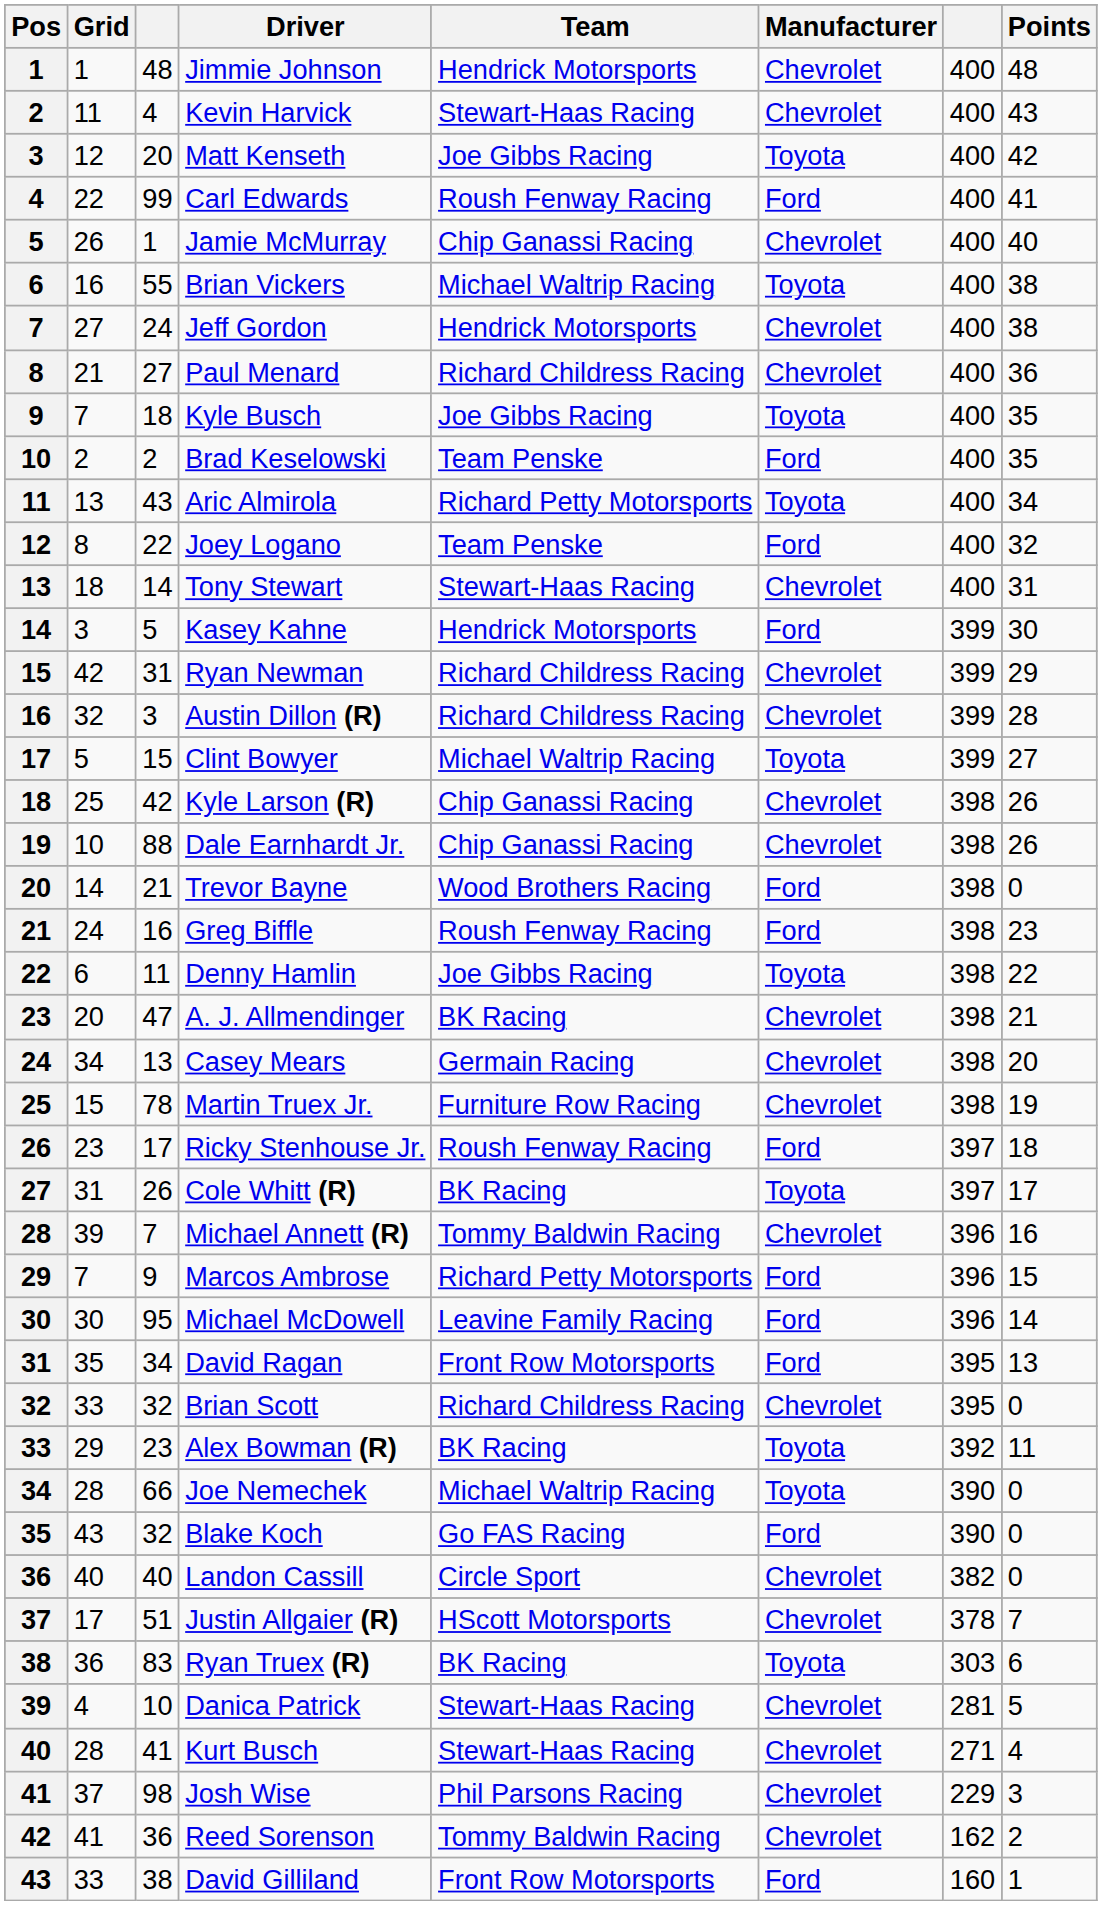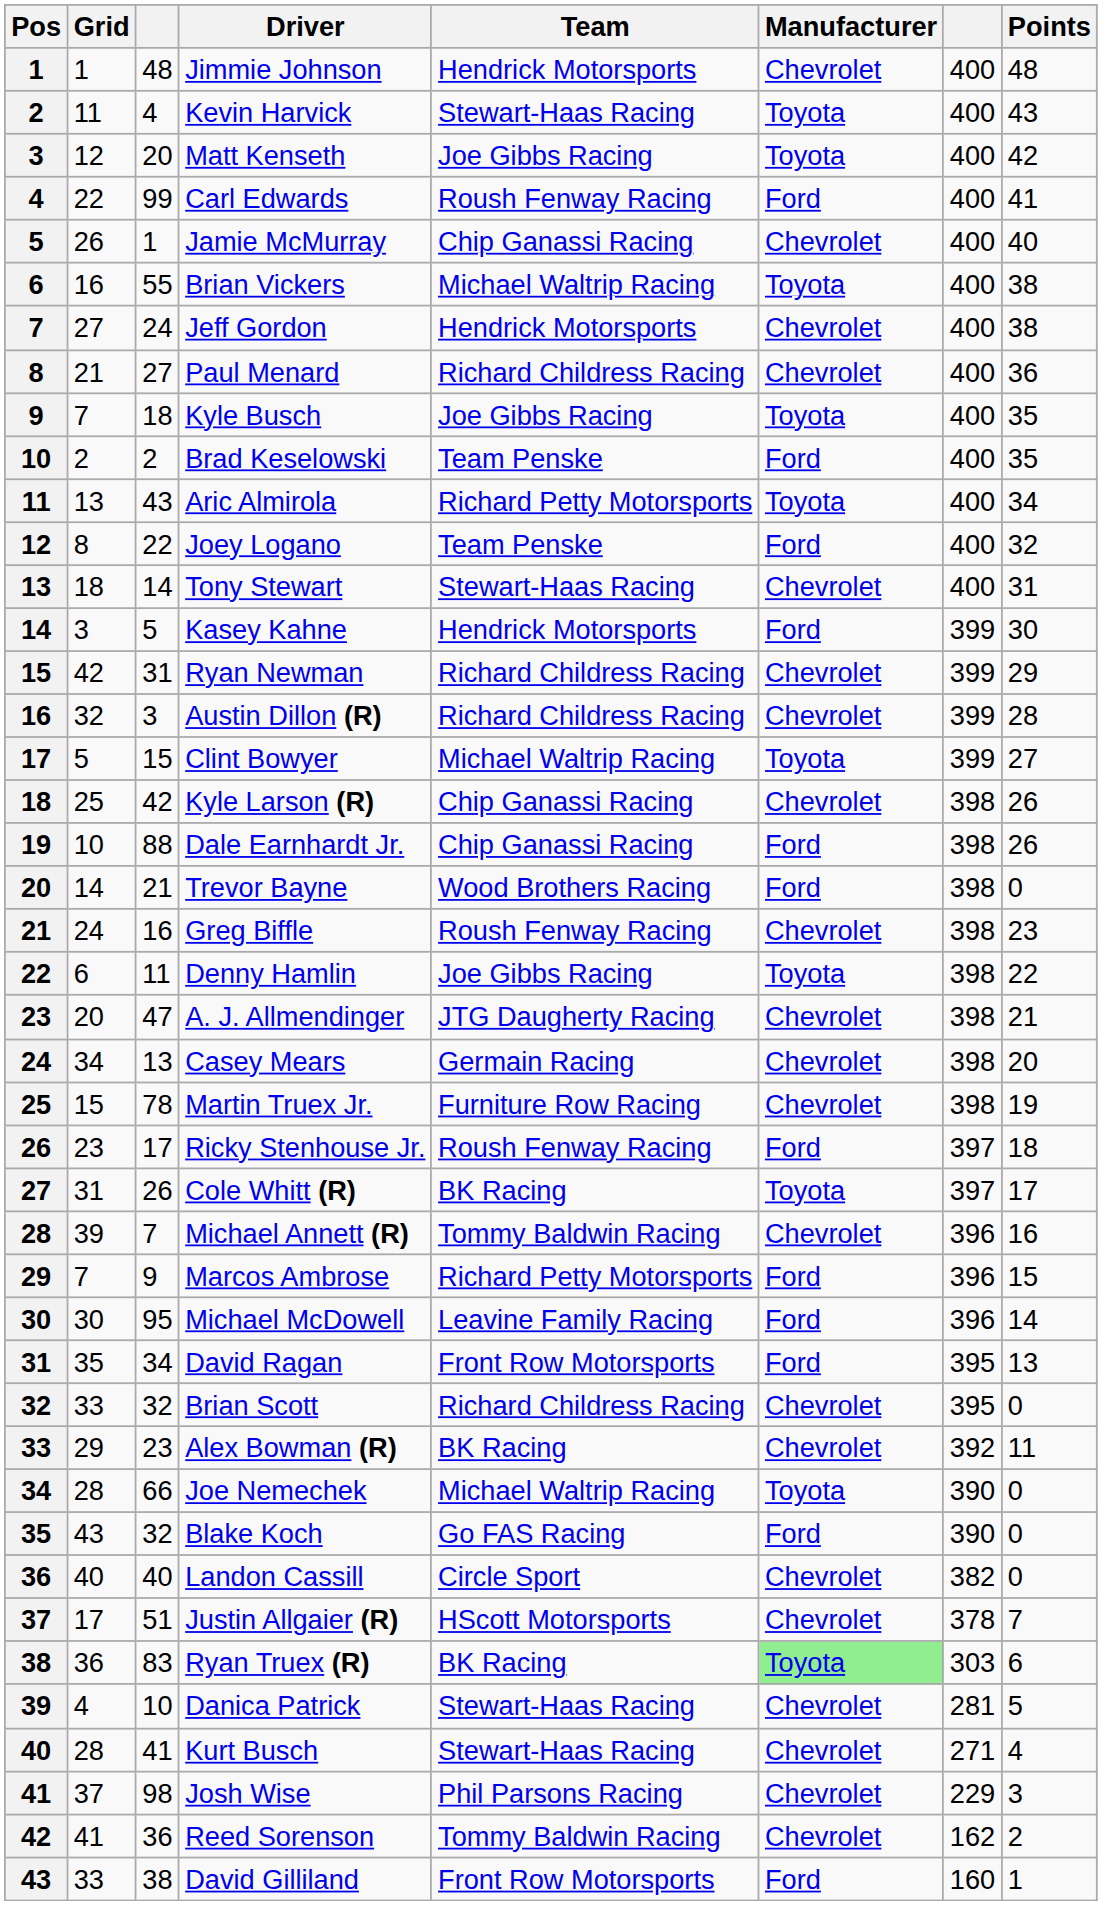(823, 113) Chevrolet -> (805, 113) Toyota
(823, 845) Chevrolet -> (793, 845) Ford
(793, 931) Ford -> (823, 931) Chevrolet
(502, 1017) BK Racing -> (576, 1017) JTG Daugherty Racing
(805, 1448) Toyota -> (823, 1448) Chevrolet
(805, 1663) no background -> (805, 1663) lightgreen background
